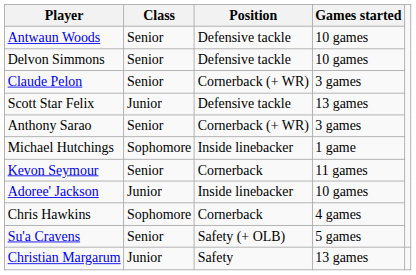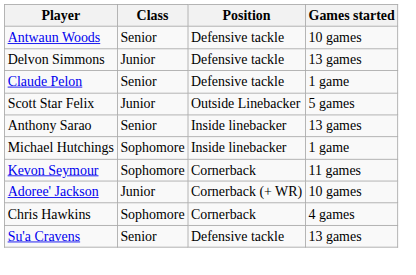(145, 59) Senior -> (138, 59) Junior
(342, 59) 10 games -> (335, 59) 13 games
(253, 81) Cornerback (+ WR) -> (238, 81) Defensive tackle
(338, 81) 3 games -> (329, 81) 1 game
(244, 103) Defensive tackle -> (246, 103) Outside Linebacker
(342, 103) 13 games -> (332, 103) 5 games
(253, 125) Cornerback (+ WR) -> (239, 125) Inside linebacker
(338, 125) 3 games -> (335, 125) 13 games
(145, 170) Senior -> (152, 170) Sophomore
(245, 192) Inside linebacker -> (247, 192) Cornerback (+ WR)
(241, 236) Safety (+ OLB) -> (238, 236) Defensive tackle
(338, 236) 5 games -> (335, 236) 13 games
- row: (64, 258)
